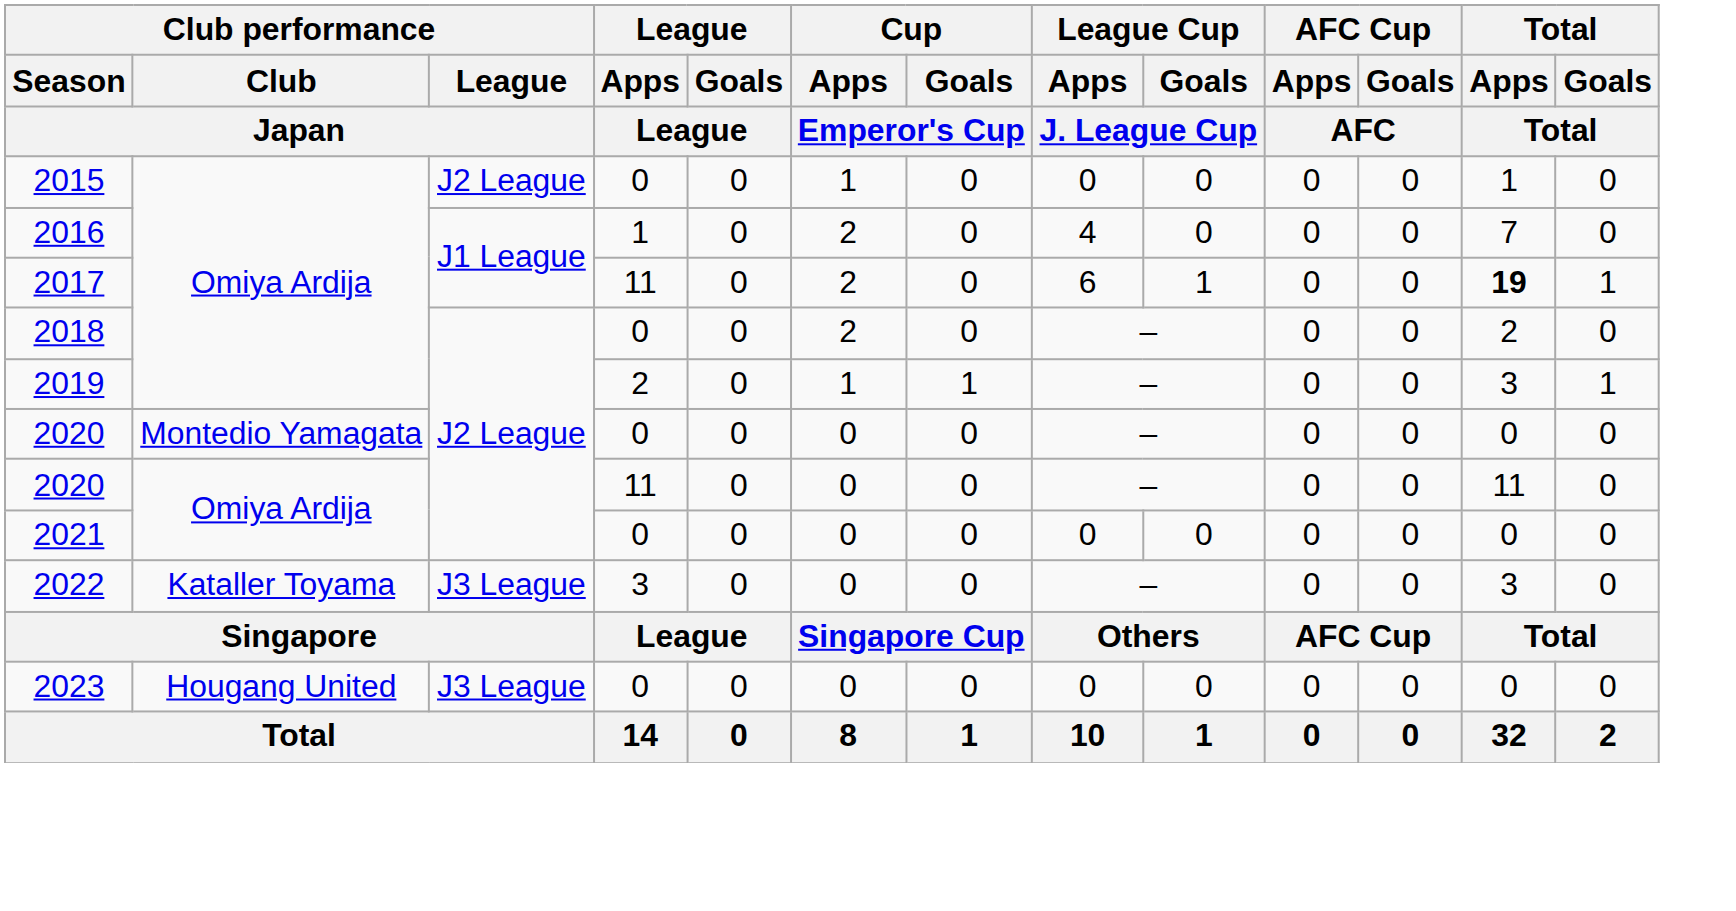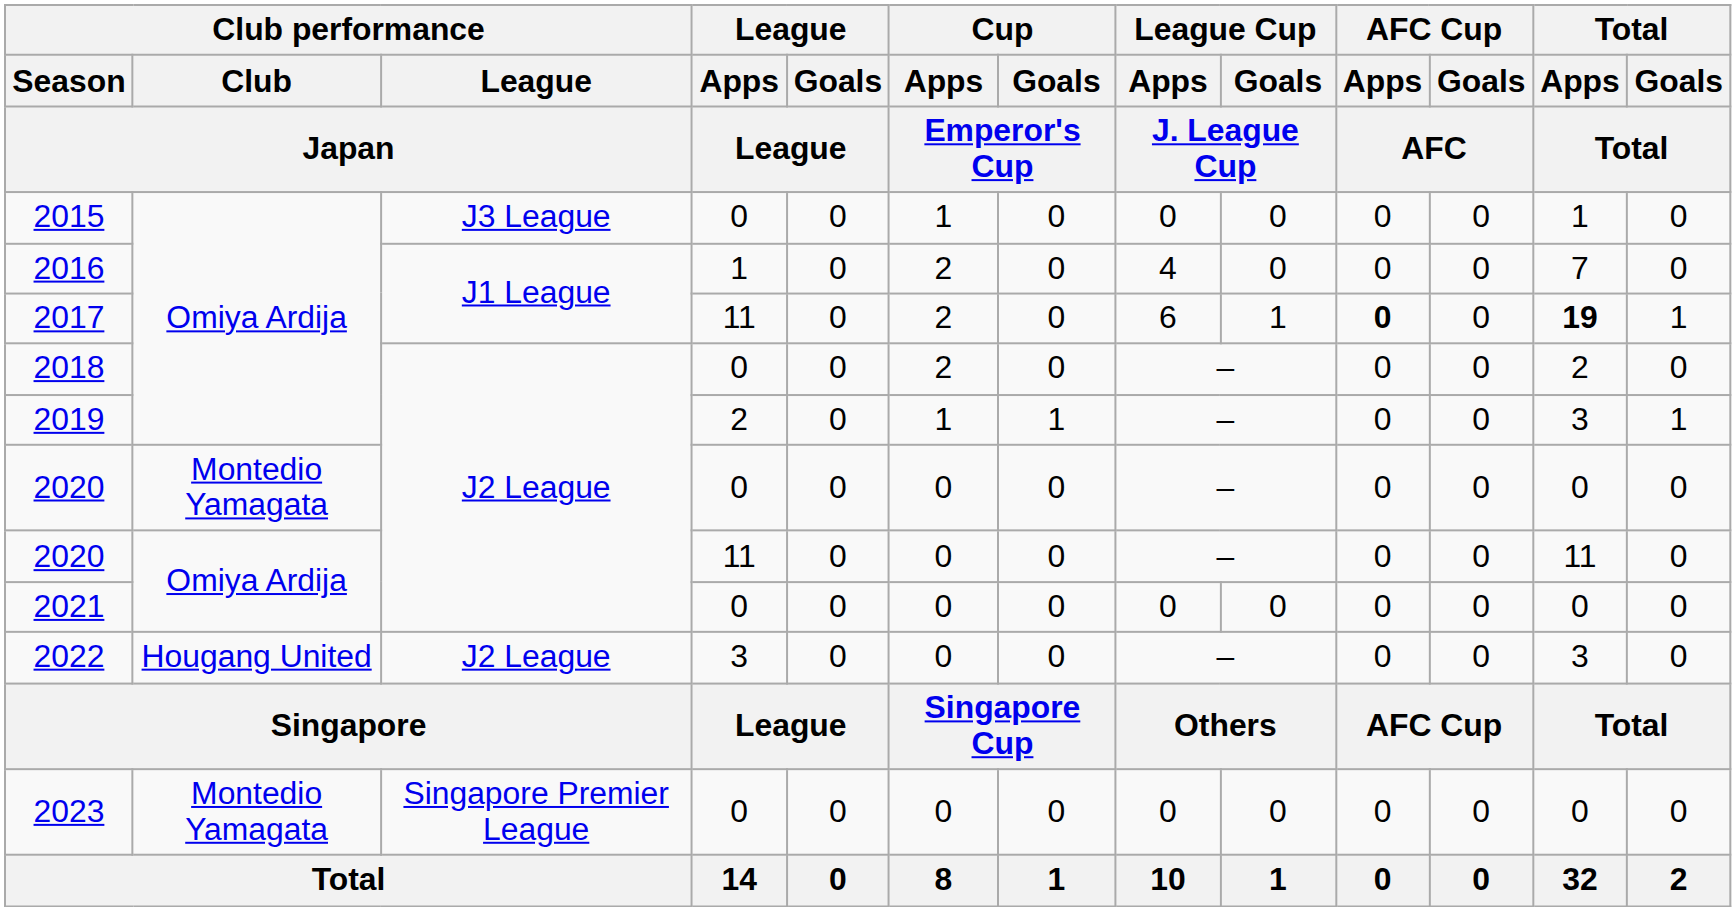(511, 181) J2 League -> (536, 217) J3 League
(1312, 282) normal -> (1383, 318) bold
(281, 585) Kataller Toyama -> (257, 656) Hougang United
(511, 585) J3 League -> (536, 656) J2 League
(281, 686) Hougang United -> (257, 811) Montedio Yamagata
(511, 686) J3 League -> (536, 811) Singapore Premier League
